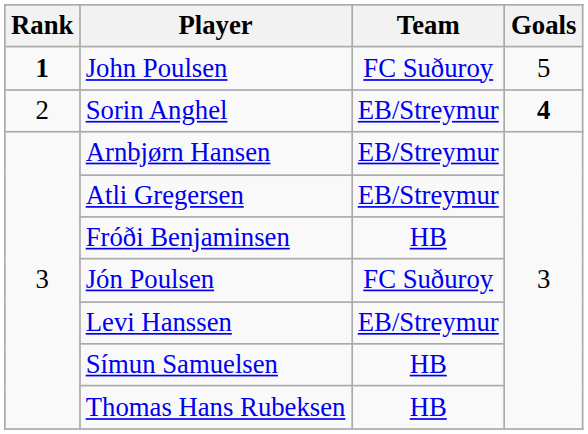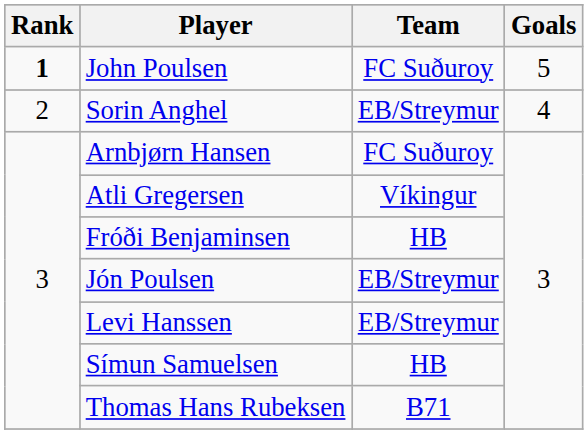(544, 110) bold -> (544, 110) normal
(428, 152) EB/Streymur -> (428, 152) FC Suðuroy
(428, 195) EB/Streymur -> (428, 195) Víkingur
(428, 279) FC Suðuroy -> (428, 279) EB/Streymur
(428, 407) HB -> (428, 407) B71
